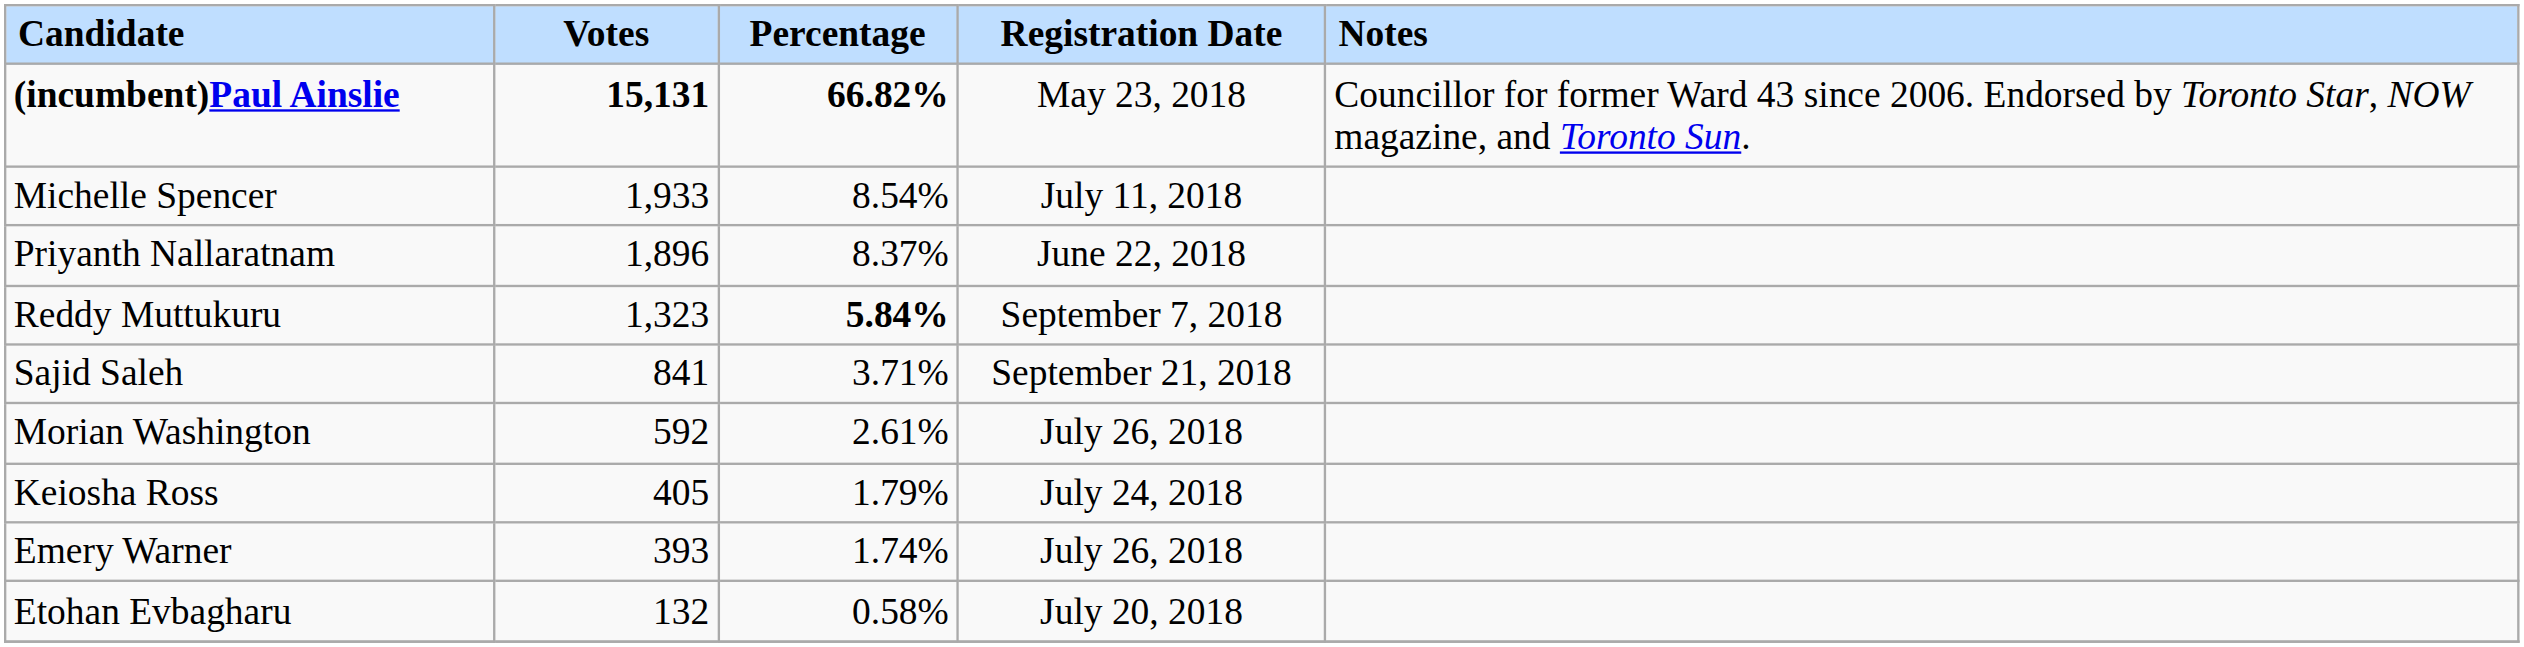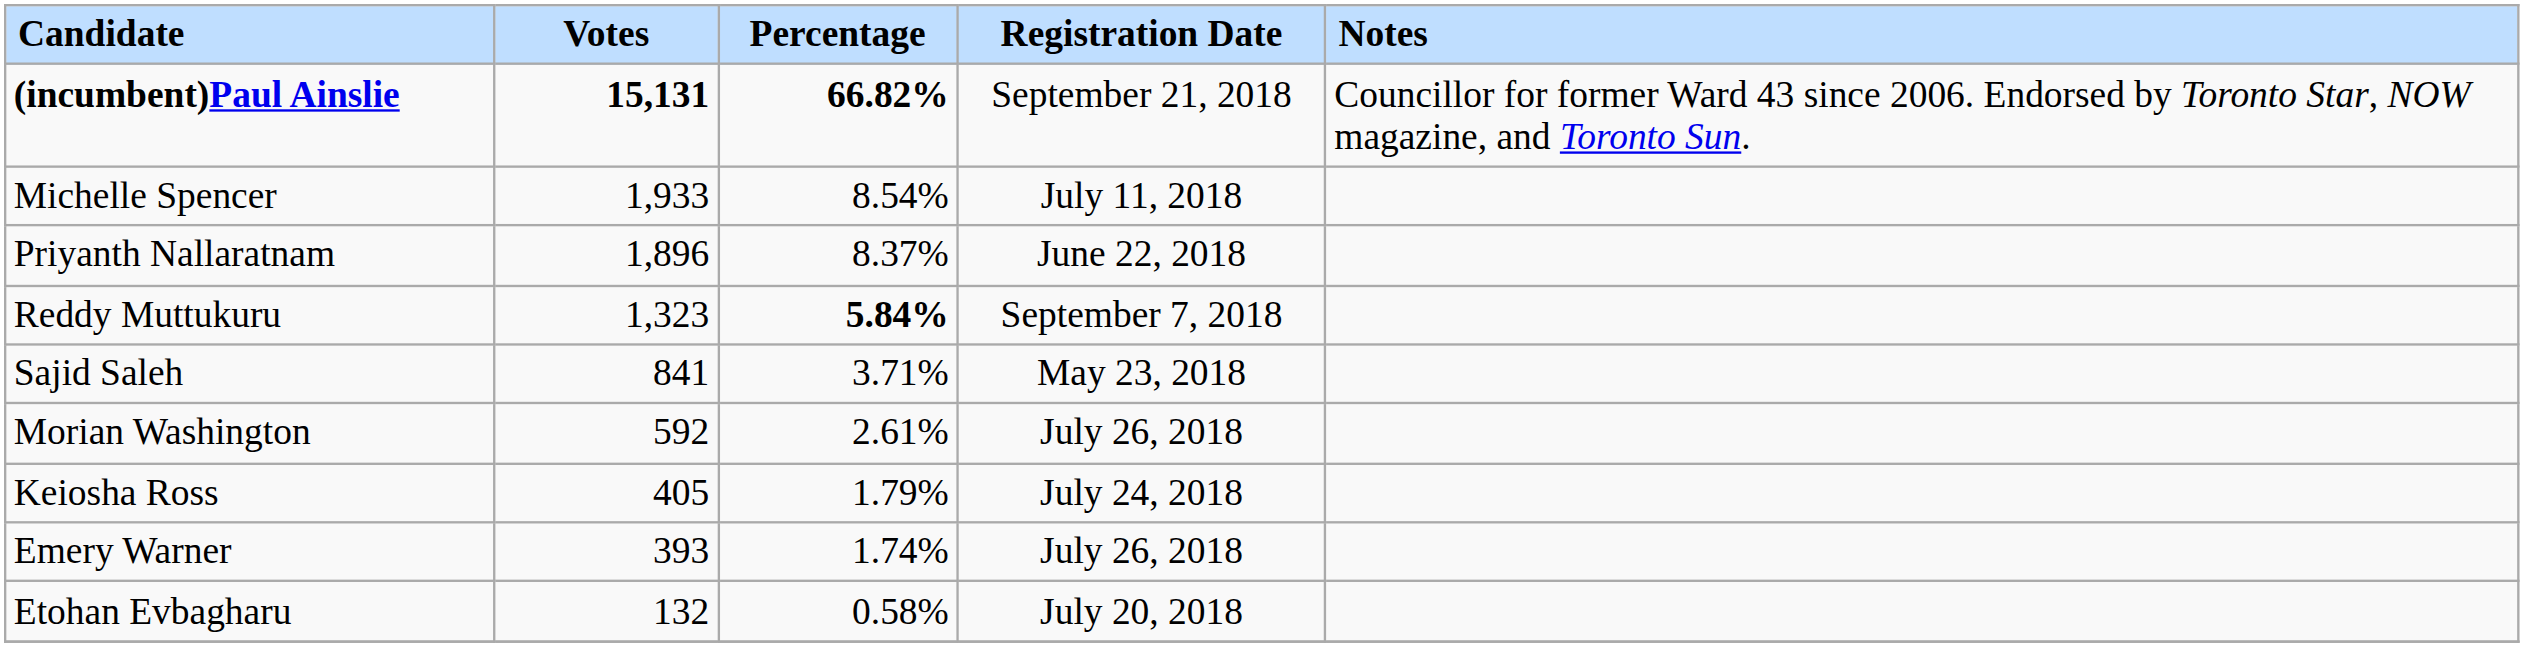(1142, 93) May 23, 2018 -> (1142, 93) September 21, 2018
(1142, 373) September 21, 2018 -> (1142, 373) May 23, 2018
